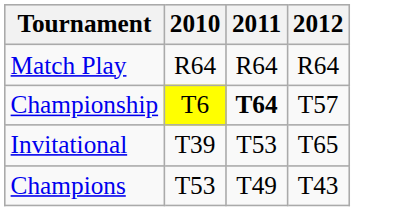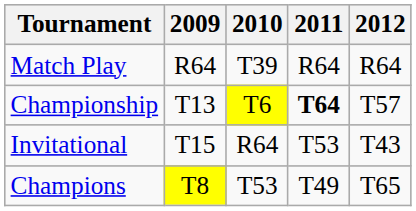+ column: (195, 24)
(195, 64) R64 -> (257, 64) T39
(195, 144) T39 -> (257, 144) R64
(318, 144) T65 -> (380, 144) T43
(318, 184) T43 -> (380, 184) T65
